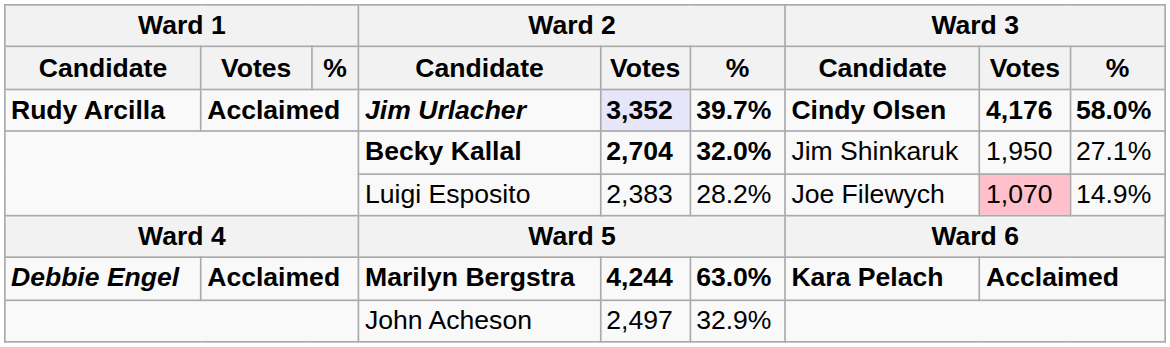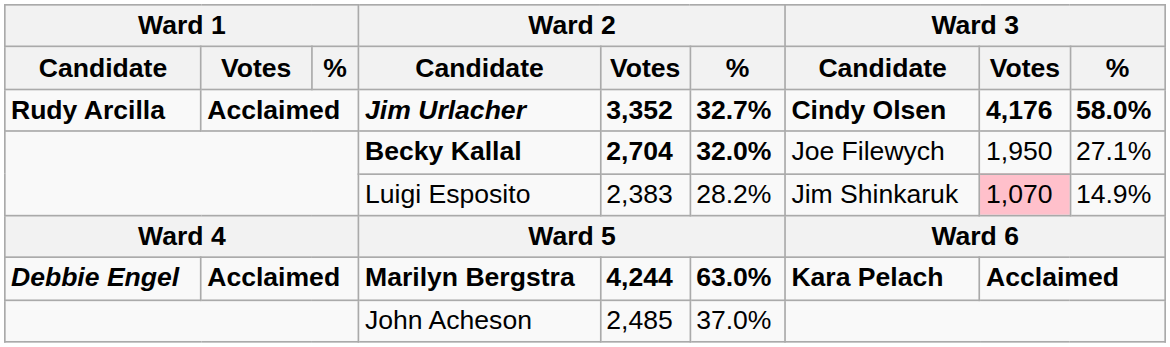(640, 109) lavender background -> (640, 109) no background
(734, 109) 39.7% -> (734, 109) 32.7%
(875, 151) Jim Shinkaruk -> (868, 151) Joe Filewych
(868, 194) Joe Filewych -> (875, 194) Jim Shinkaruk
(640, 320) 2,497 -> (640, 320) 2,485
(734, 320) 32.9% -> (734, 320) 37.0%
